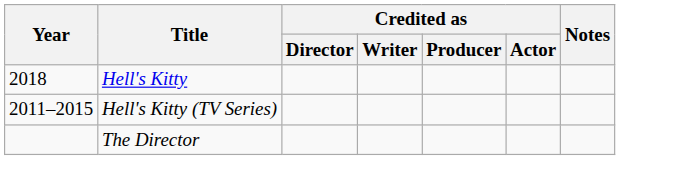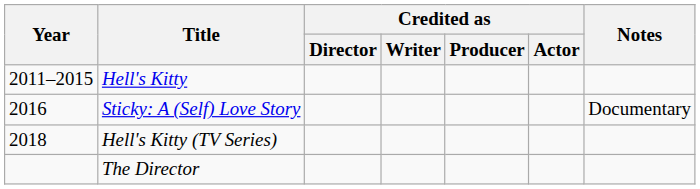(28, 79) 2018 -> (51, 79) 2011–2015
+ row: (201, 109)
(51, 109) 2011–2015 -> (28, 139) 2018
